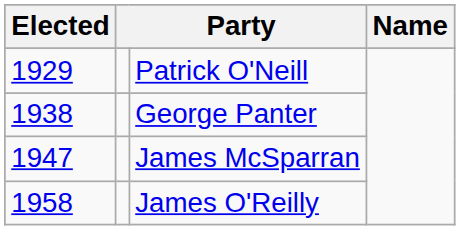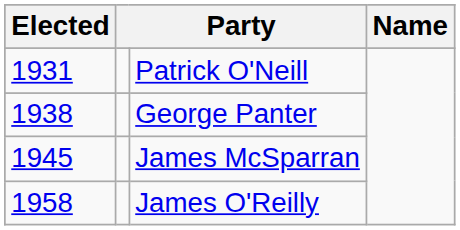(42, 70) 1929 -> (42, 70) 1931
(42, 158) 1947 -> (42, 158) 1945
